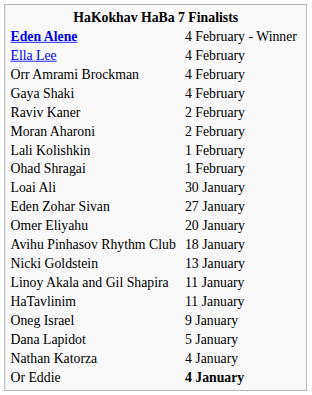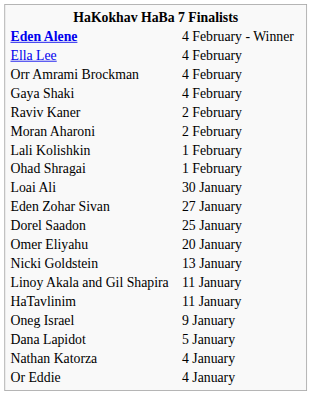+ row: (48, 226)
- row: (93, 245)
(215, 377) bold -> (209, 377) normal
